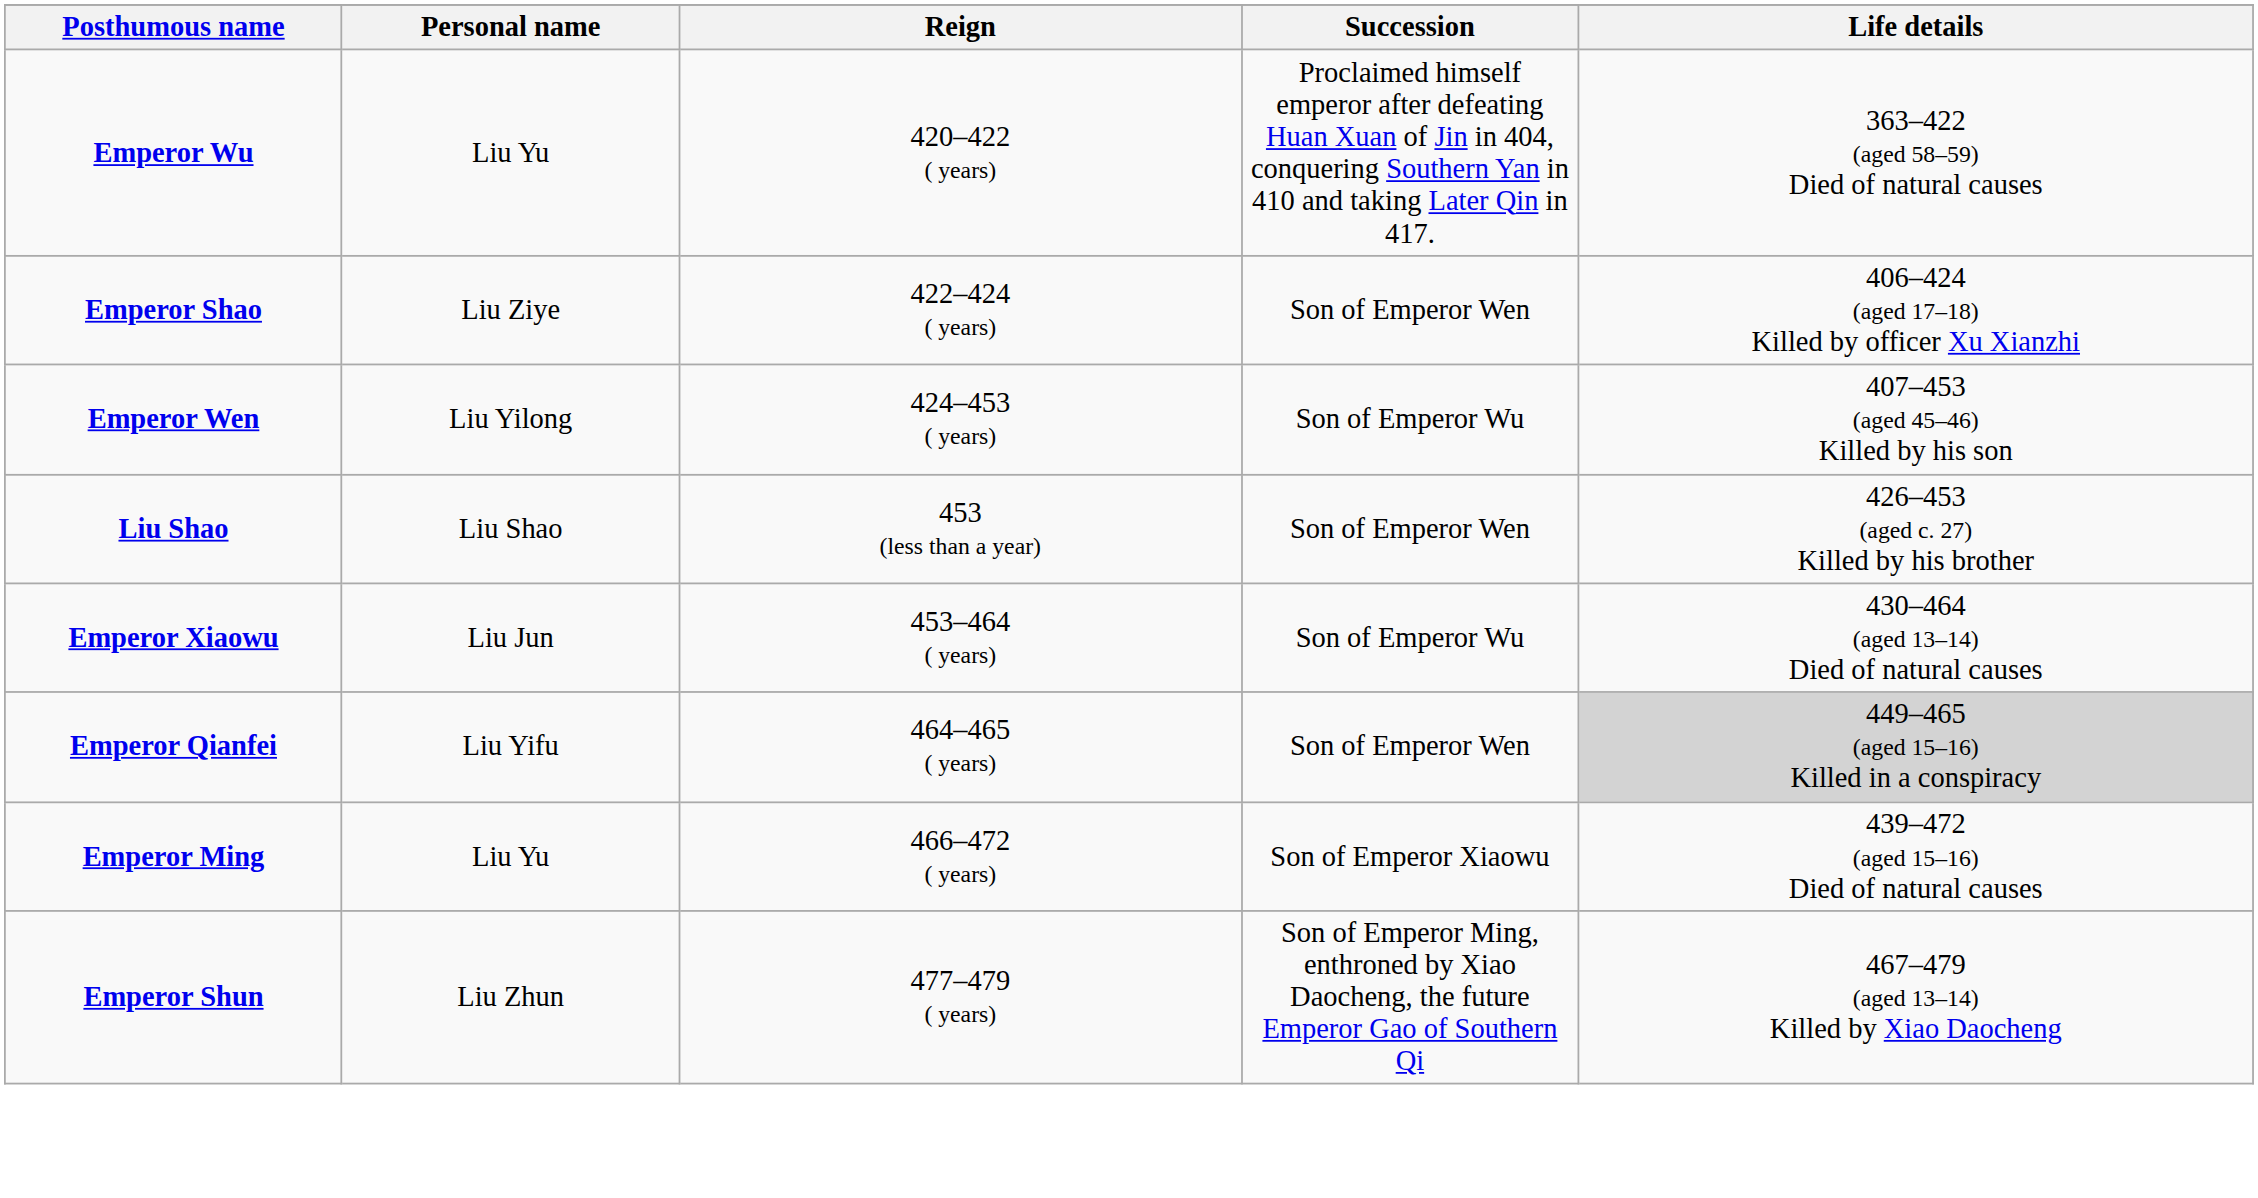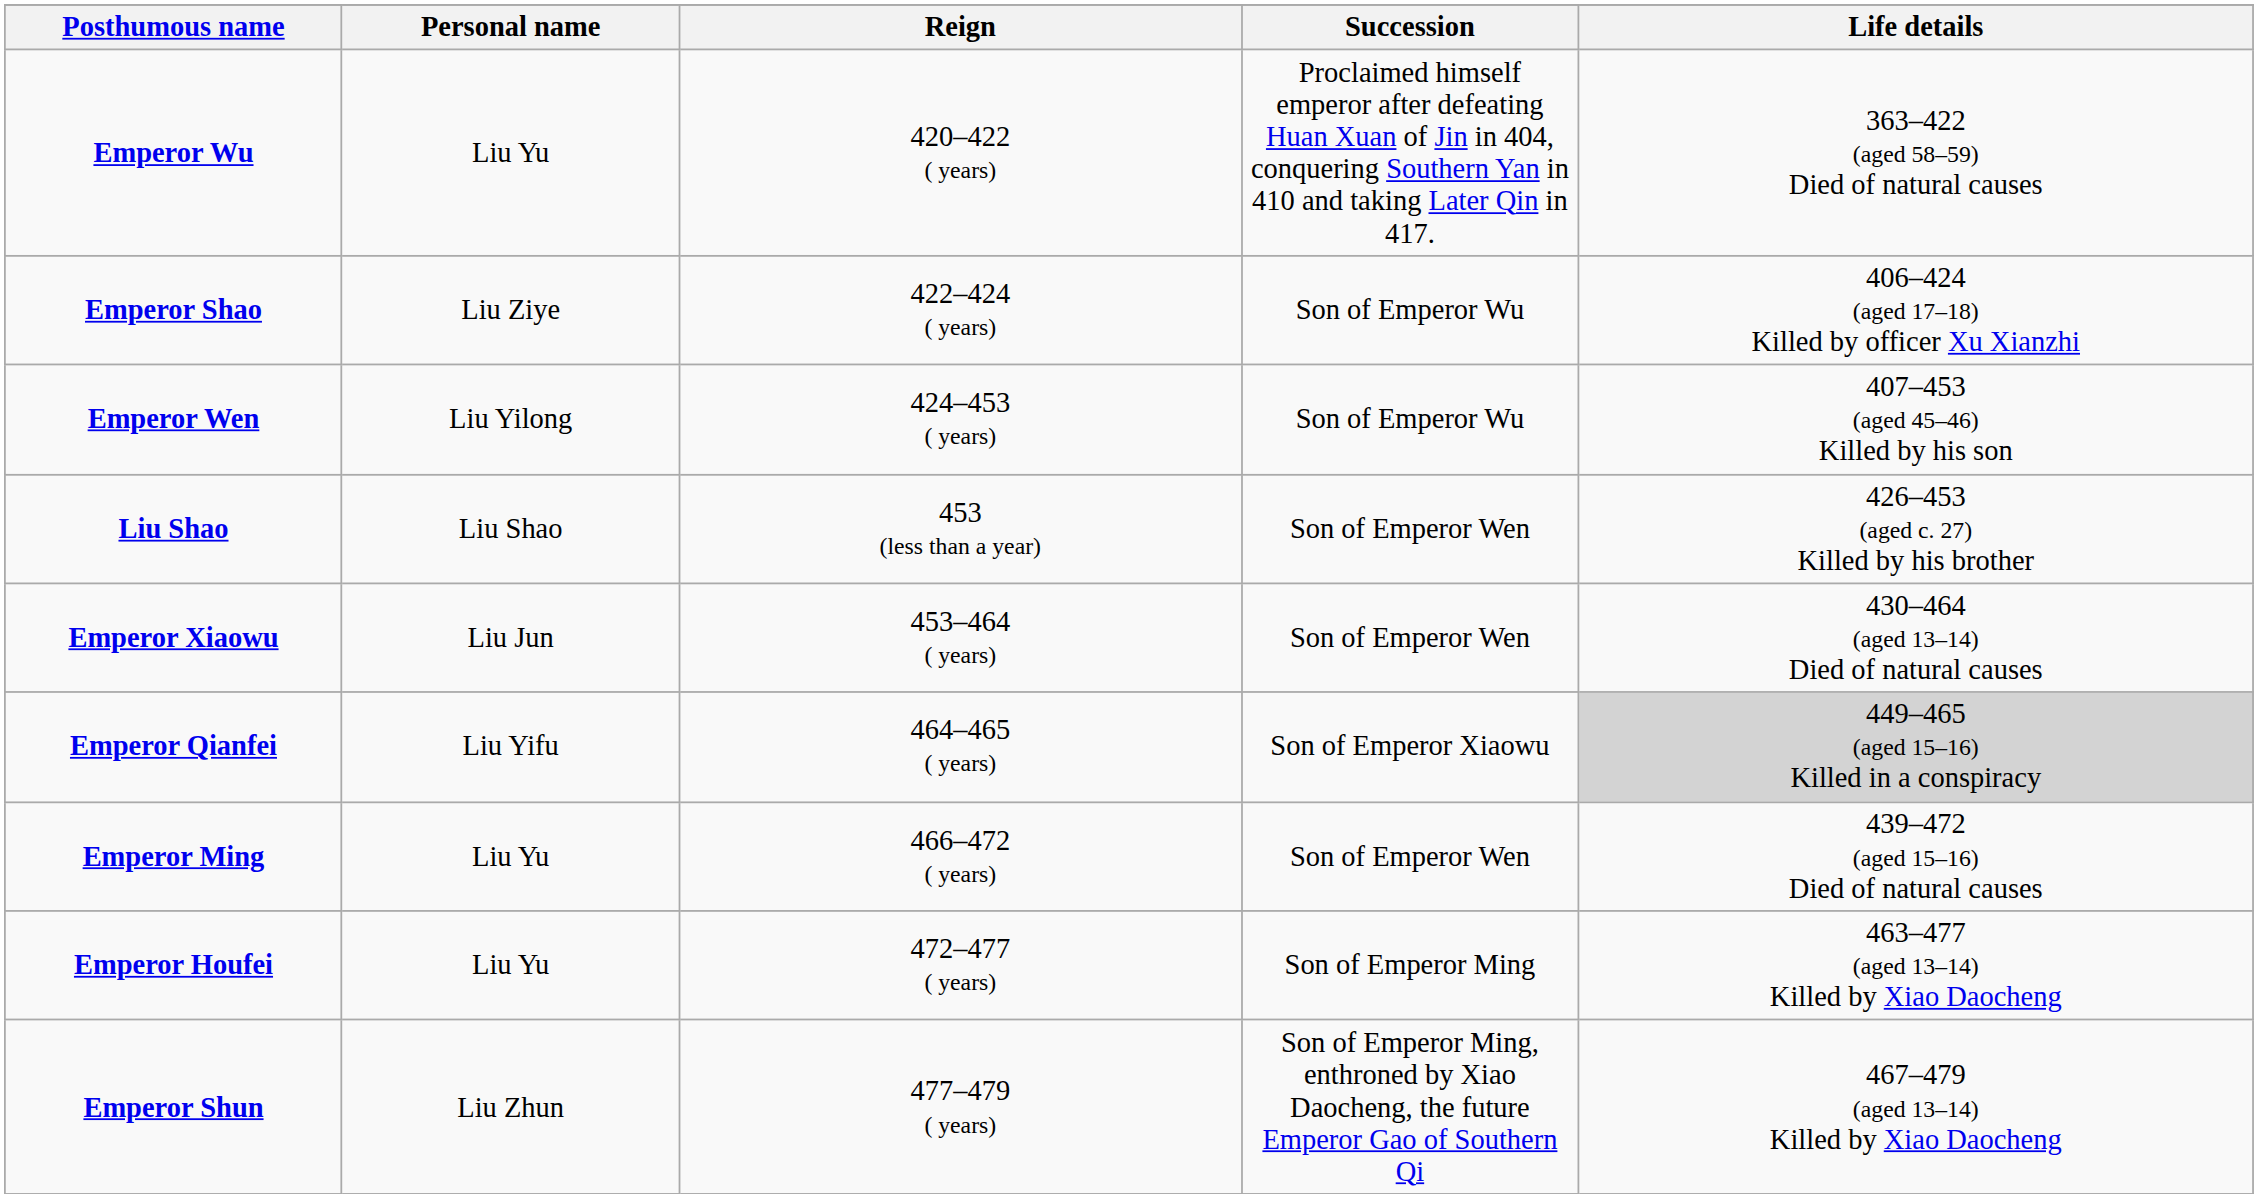(1410, 309) Son of Emperor Wen -> (1410, 309) Son of Emperor Wu
(1410, 637) Son of Emperor Wu -> (1410, 637) Son of Emperor Wen
(1410, 746) Son of Emperor Wen -> (1410, 746) Son of Emperor Xiaowu
(1410, 855) Son of Emperor Xiaowu -> (1410, 855) Son of Emperor Wen
+ row: (173, 965)
